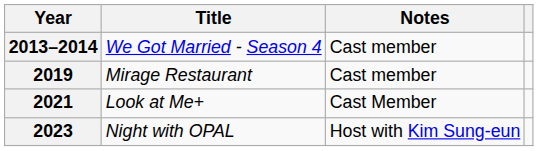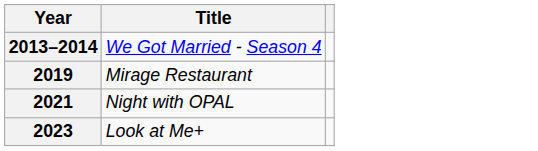- column: (425, 18)
(155, 103) Look at Me+ -> (170, 103) Night with OPAL
(170, 131) Night with OPAL -> (155, 131) Look at Me+
